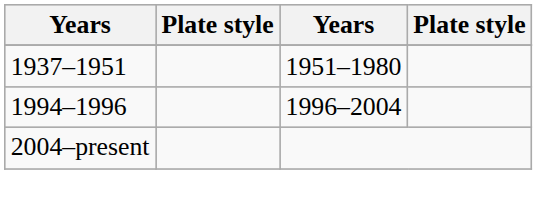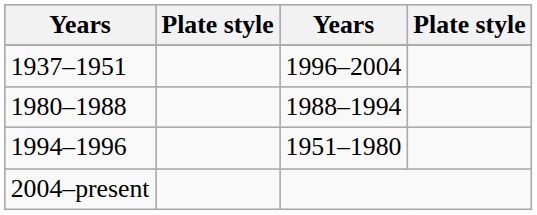(344, 65) 1951–1980 -> (344, 65) 1996–2004
+ row: (69, 106)
(344, 106) 1996–2004 -> (344, 147) 1951–1980
